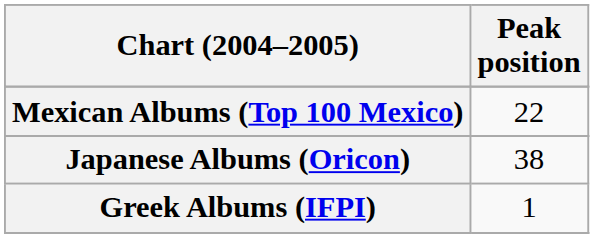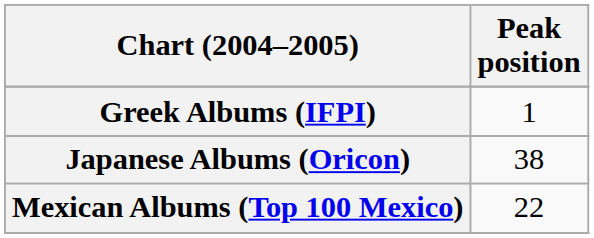rows swapped: (238, 207) <-> (238, 111)
